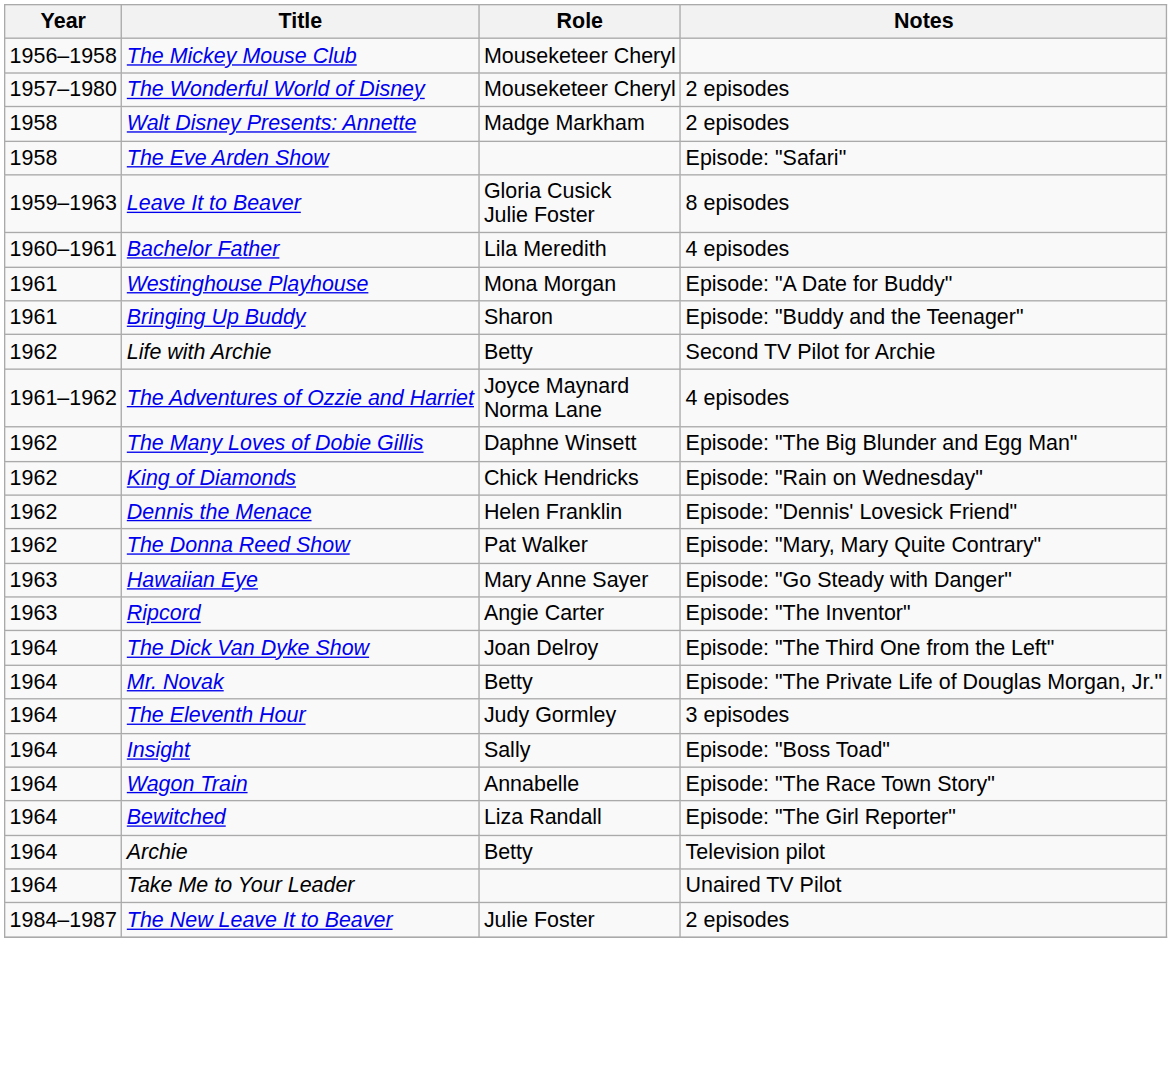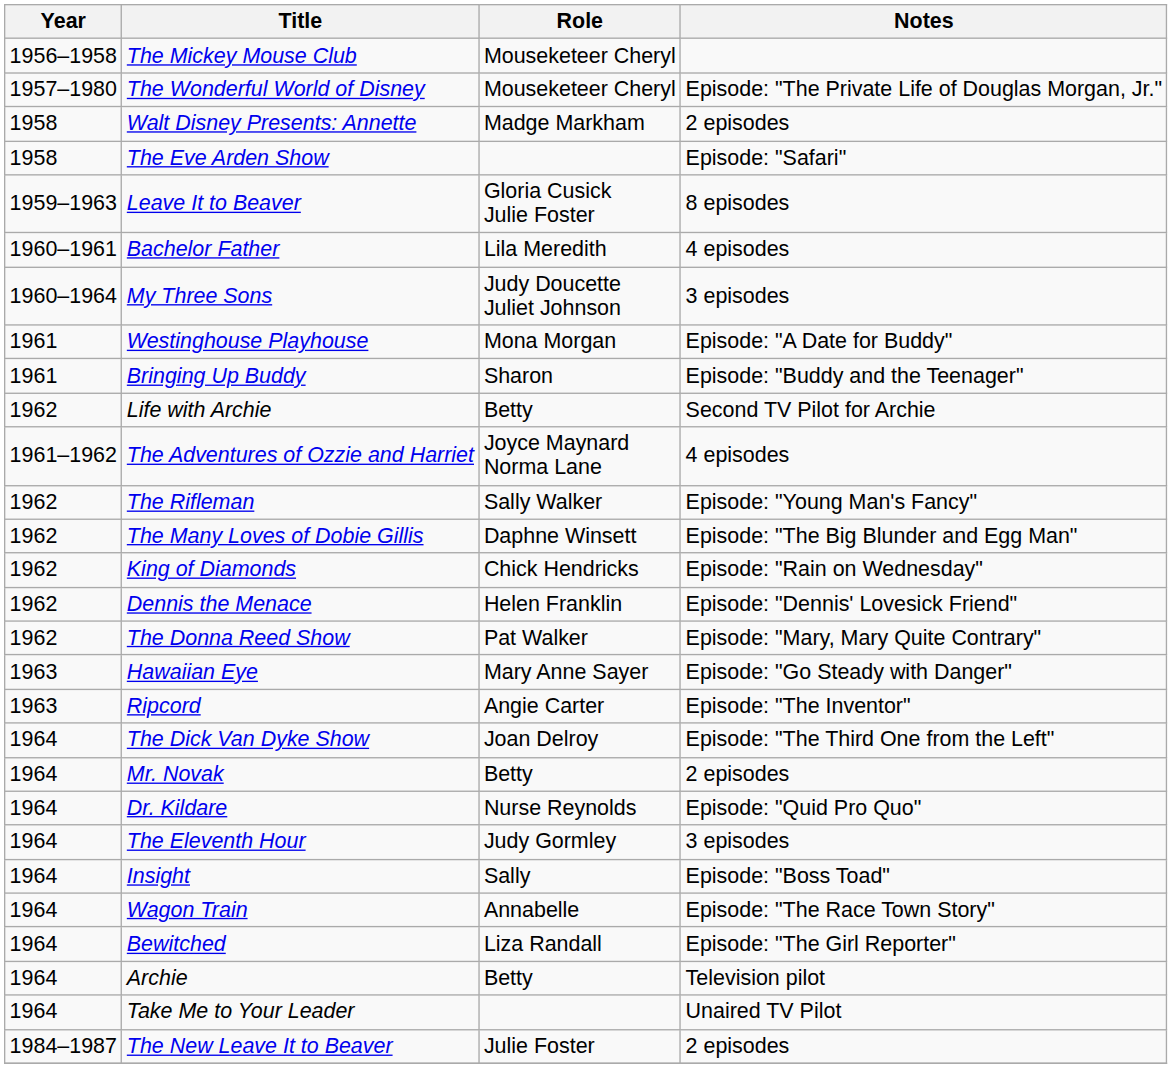(737, 89) 2 episodes -> (924, 89) Episode: "The Private Life of Douglas Morgan, Jr."
+ row: (200, 295)
+ row: (191, 501)
(924, 681) Episode: "The Private Life of Douglas Morgan, Jr." -> (737, 773) 2 episodes
+ row: (177, 807)
